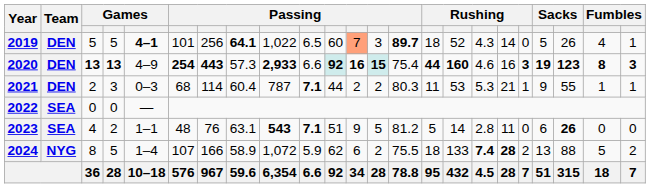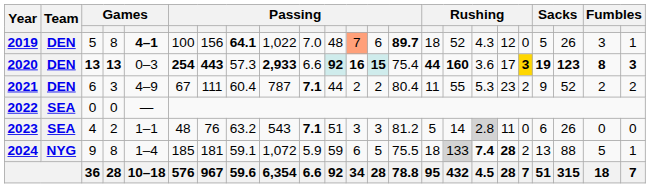(114, 43) 5 -> (114, 43) 8
(183, 43) 101 -> (183, 43) 100
(212, 43) 256 -> (212, 43) 156
(312, 43) 6.5 -> (312, 43) 7.0
(335, 43) 60 -> (335, 43) 48
(378, 43) 3 -> (378, 43) 6
(508, 43) 14 -> (508, 43) 12
(602, 43) 4 -> (602, 43) 3
(147, 64) 4–9 -> (147, 64) 0–3
(485, 64) 4.6 -> (485, 64) 3.6
(508, 64) 16 -> (508, 64) 17
(526, 64) no background -> (526, 64) gold background
(92, 86) 2 -> (92, 86) 6
(147, 86) 0–3 -> (147, 86) 4–9
(183, 86) 68 -> (183, 86) 67
(212, 86) 114 -> (212, 86) 111
(405, 86) 80.3 -> (405, 86) 80.4
(458, 86) 53 -> (458, 86) 55
(508, 86) 21 -> (508, 86) 23
(526, 86) 1 -> (526, 86) 2
(568, 86) 55 -> (568, 86) 52
(602, 86) 1 -> (602, 86) 2
(633, 86) 1 -> (633, 86) 2
(243, 129) 63.1 -> (243, 129) 63.2
(279, 129) bold -> (279, 129) normal
(357, 129) 9 -> (357, 129) 3
(378, 129) 5 -> (378, 129) 3
(485, 129) no background -> (485, 129) lightgrey background
(568, 129) bold -> (568, 129) normal
(92, 150) 8 -> (92, 150) 9
(114, 150) 5 -> (114, 150) 8
(183, 150) 107 -> (183, 150) 185
(212, 150) 166 -> (212, 150) 181
(243, 150) 58.9 -> (243, 150) 59.1
(335, 150) 62 -> (335, 150) 59
(378, 150) 2 -> (378, 150) 5
(458, 150) no background -> (458, 150) lightgrey background
(633, 150) 2 -> (633, 150) 1
